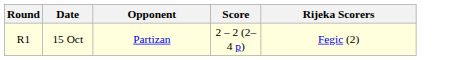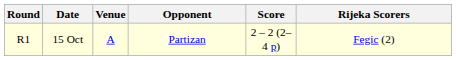+ column: (111, 14)
